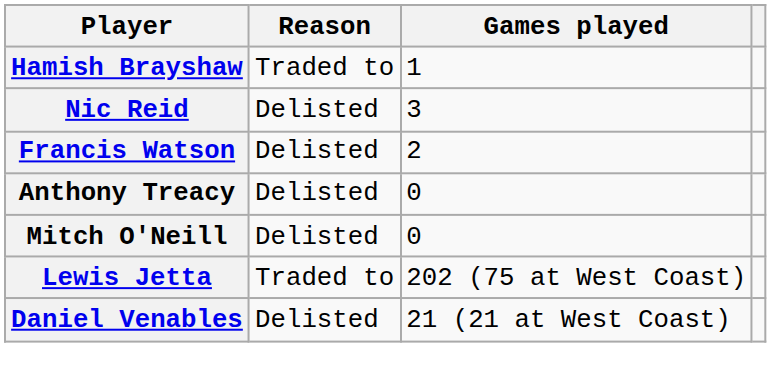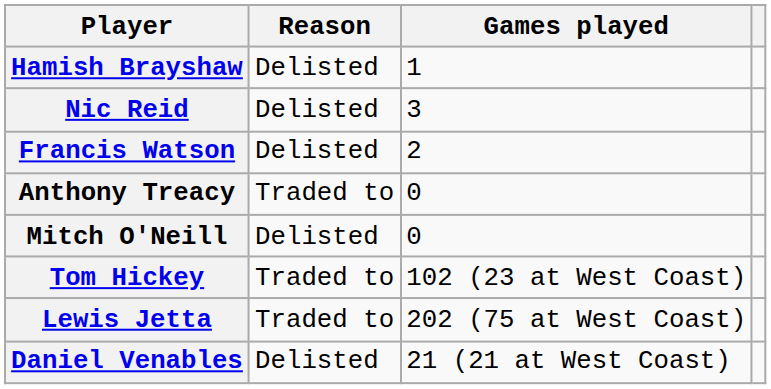(325, 68) Traded to -> (317, 68) Delisted
(317, 194) Delisted -> (325, 194) Traded to
+ row: (127, 278)
